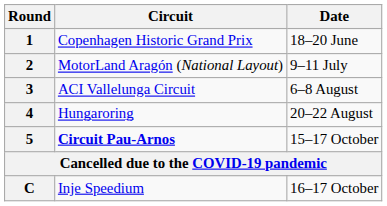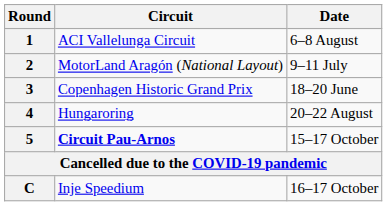(155, 40) Copenhagen Historic Grand Prix -> (126, 40) ACI Vallelunga Circuit
(324, 40) 18–20 June -> (324, 40) 6–8 August
(126, 89) ACI Vallelunga Circuit -> (155, 89) Copenhagen Historic Grand Prix
(324, 89) 6–8 August -> (324, 89) 18–20 June
